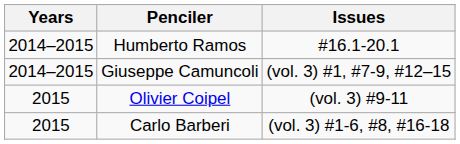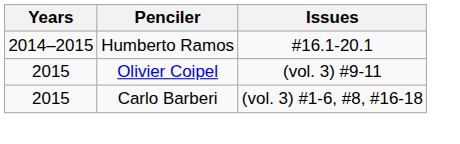- row: (180, 71)
